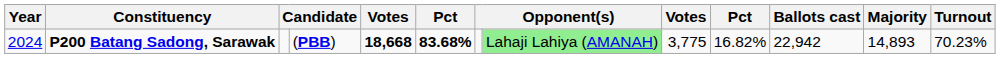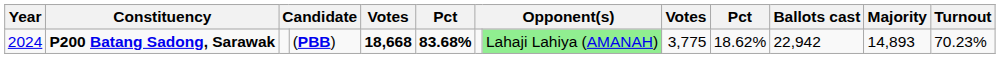(740, 41) 16.82% -> (740, 41) 18.62%
